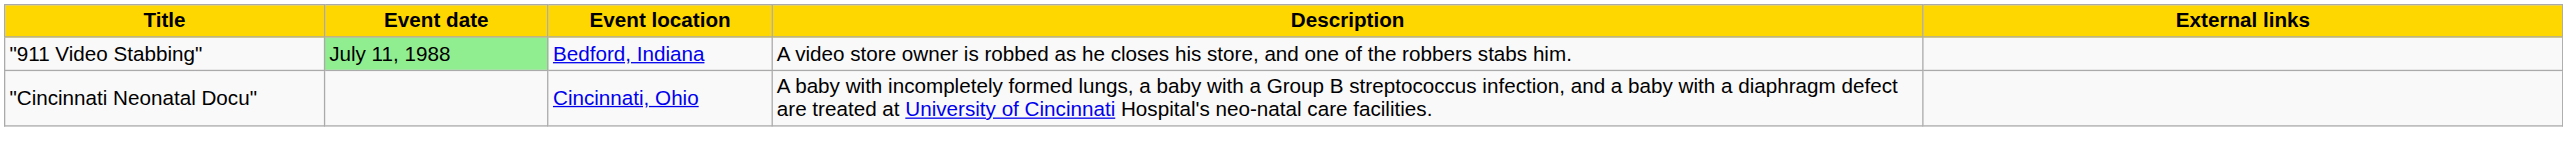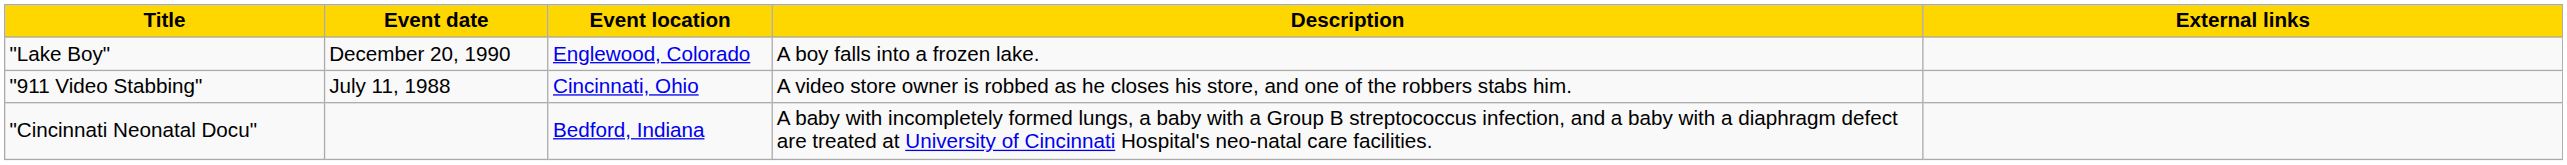+ row: (60, 53)
(390, 53) lightgreen background -> (390, 86) no background
(629, 53) Bedford, Indiana -> (626, 86) Cincinnati, Ohio
(626, 97) Cincinnati, Ohio -> (629, 130) Bedford, Indiana
